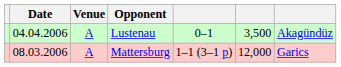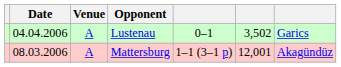(258, 33) 3,500 -> (258, 33) 3,502
(305, 33) Akagündüz -> (293, 33) Garics
(255, 52) 12,000 -> (255, 52) 12,001
(293, 52) Garics -> (305, 52) Akagündüz
